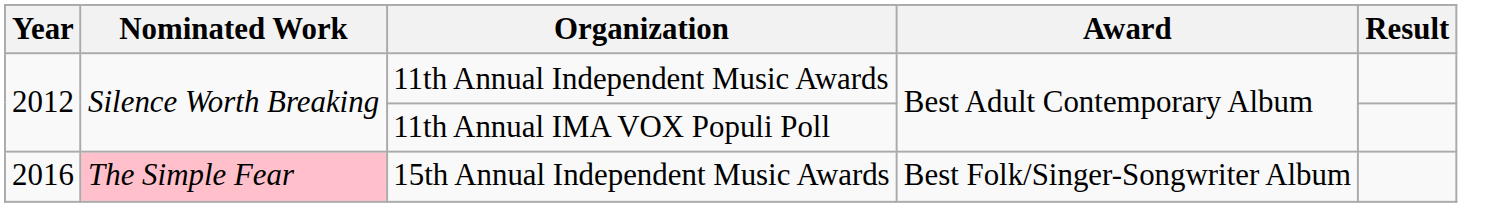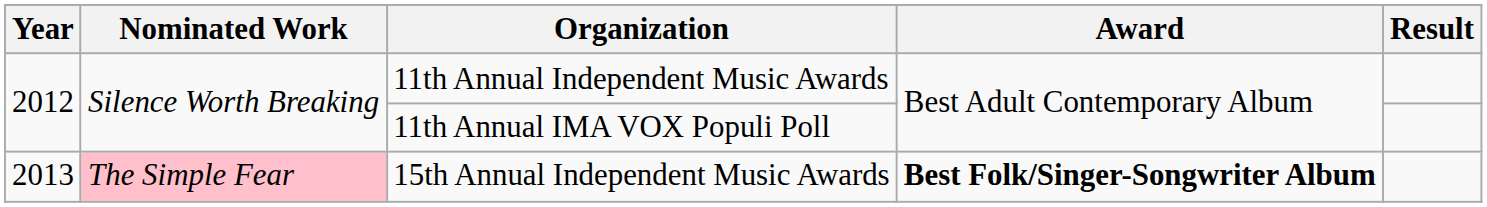(43, 175) 2016 -> (43, 175) 2013
(1127, 175) normal -> (1140, 175) bold
